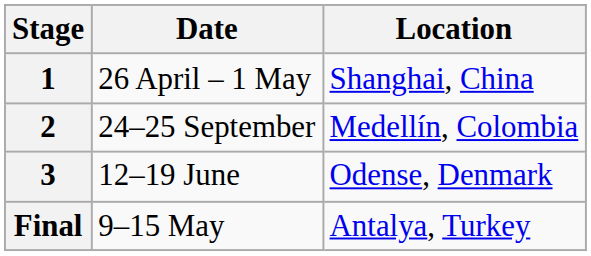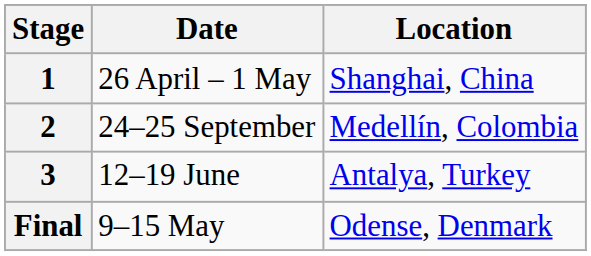(441, 175) Odense, Denmark -> (430, 175) Antalya, Turkey
(430, 224) Antalya, Turkey -> (441, 224) Odense, Denmark
